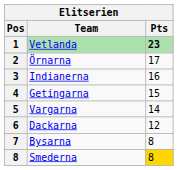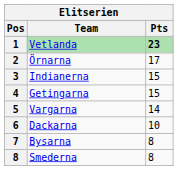(154, 77) 16 -> (154, 77) 15
(154, 125) 12 -> (154, 125) 10
(151, 157) gold background -> (151, 157) no background
